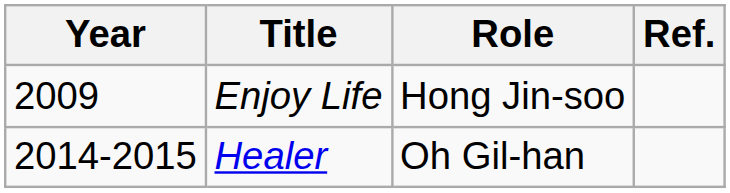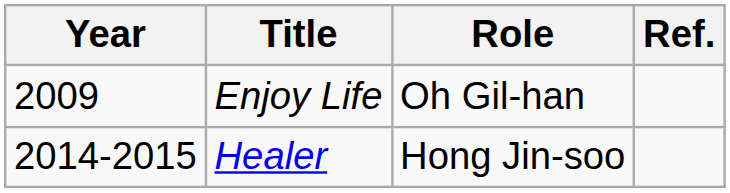(513, 95) Hong Jin-soo -> (493, 95) Oh Gil-han
(493, 156) Oh Gil-han -> (513, 156) Hong Jin-soo
